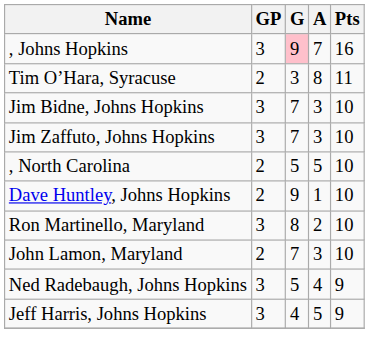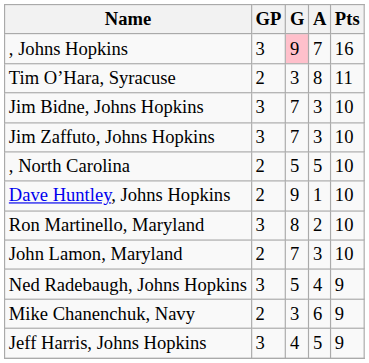+ row: (102, 313)
